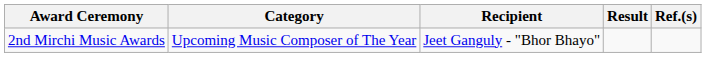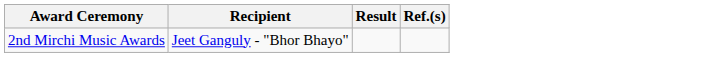- column: (294, 16)
